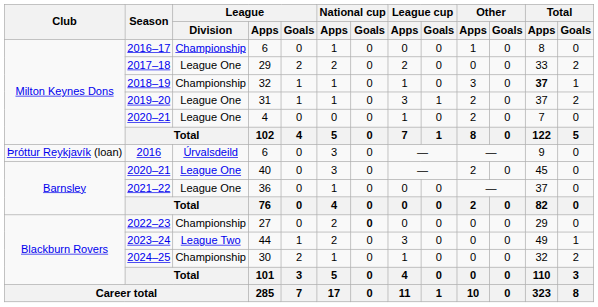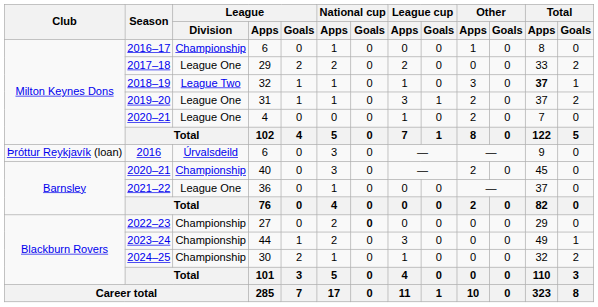(211, 83) Championship -> (211, 83) League Two
(211, 170) League One -> (211, 170) Championship
(211, 240) League Two -> (211, 240) Championship
